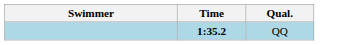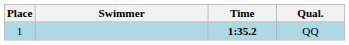+ column: (20, 13)
